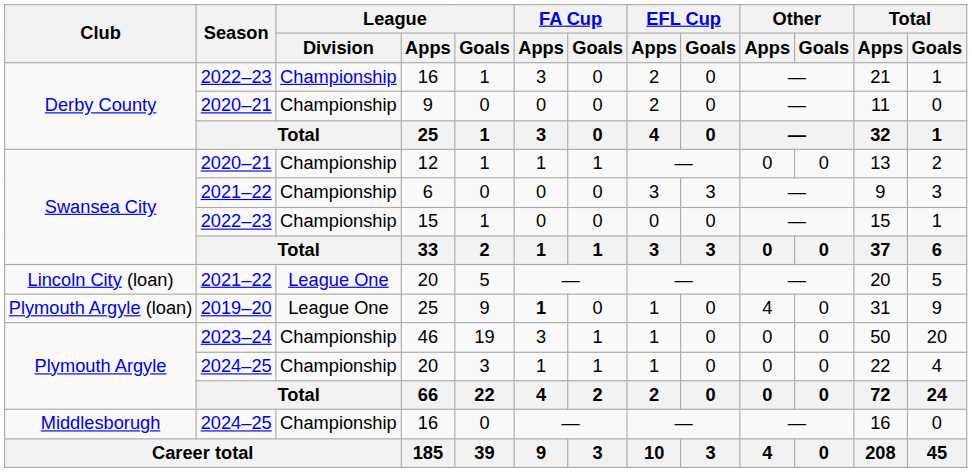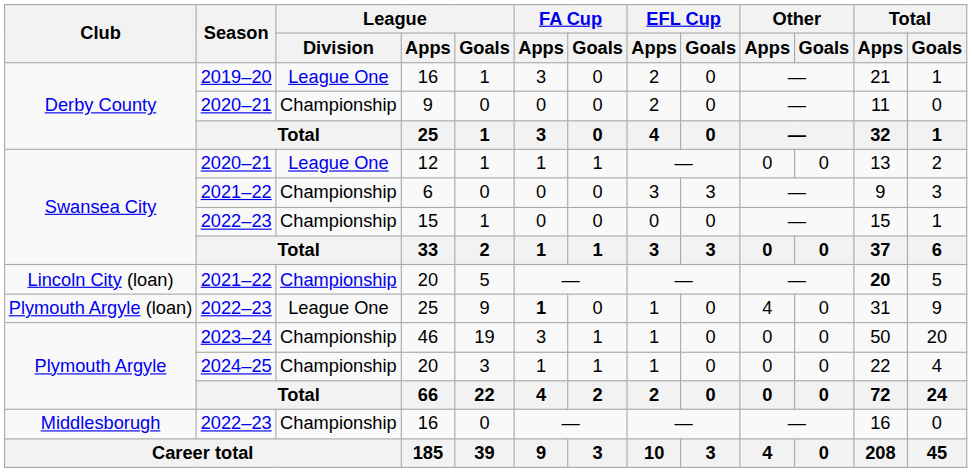(236, 76) 2022–23 -> (236, 76) 2019–20
(338, 76) Championship -> (338, 76) League One
(338, 163) Championship -> (338, 163) League One
(338, 279) League One -> (338, 279) Championship
(880, 279) normal -> (880, 279) bold
(236, 308) 2019–20 -> (236, 308) 2022–23
(236, 423) 2024–25 -> (236, 423) 2022–23
